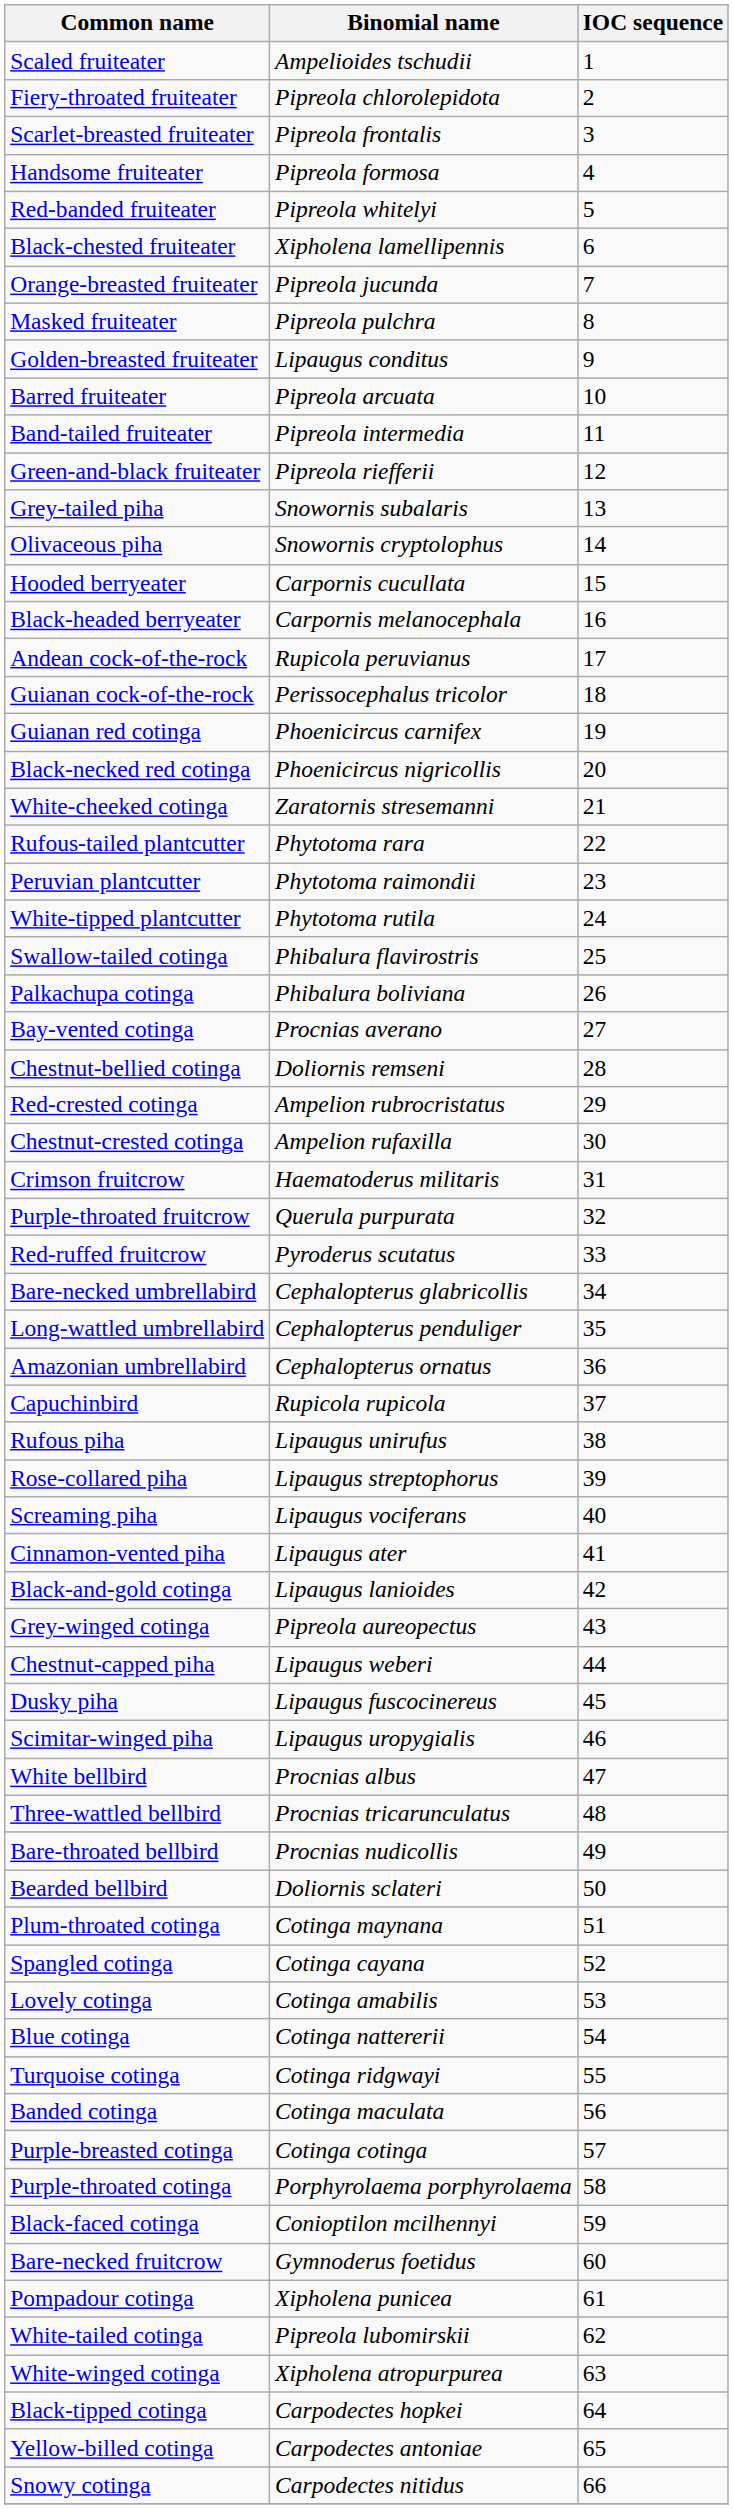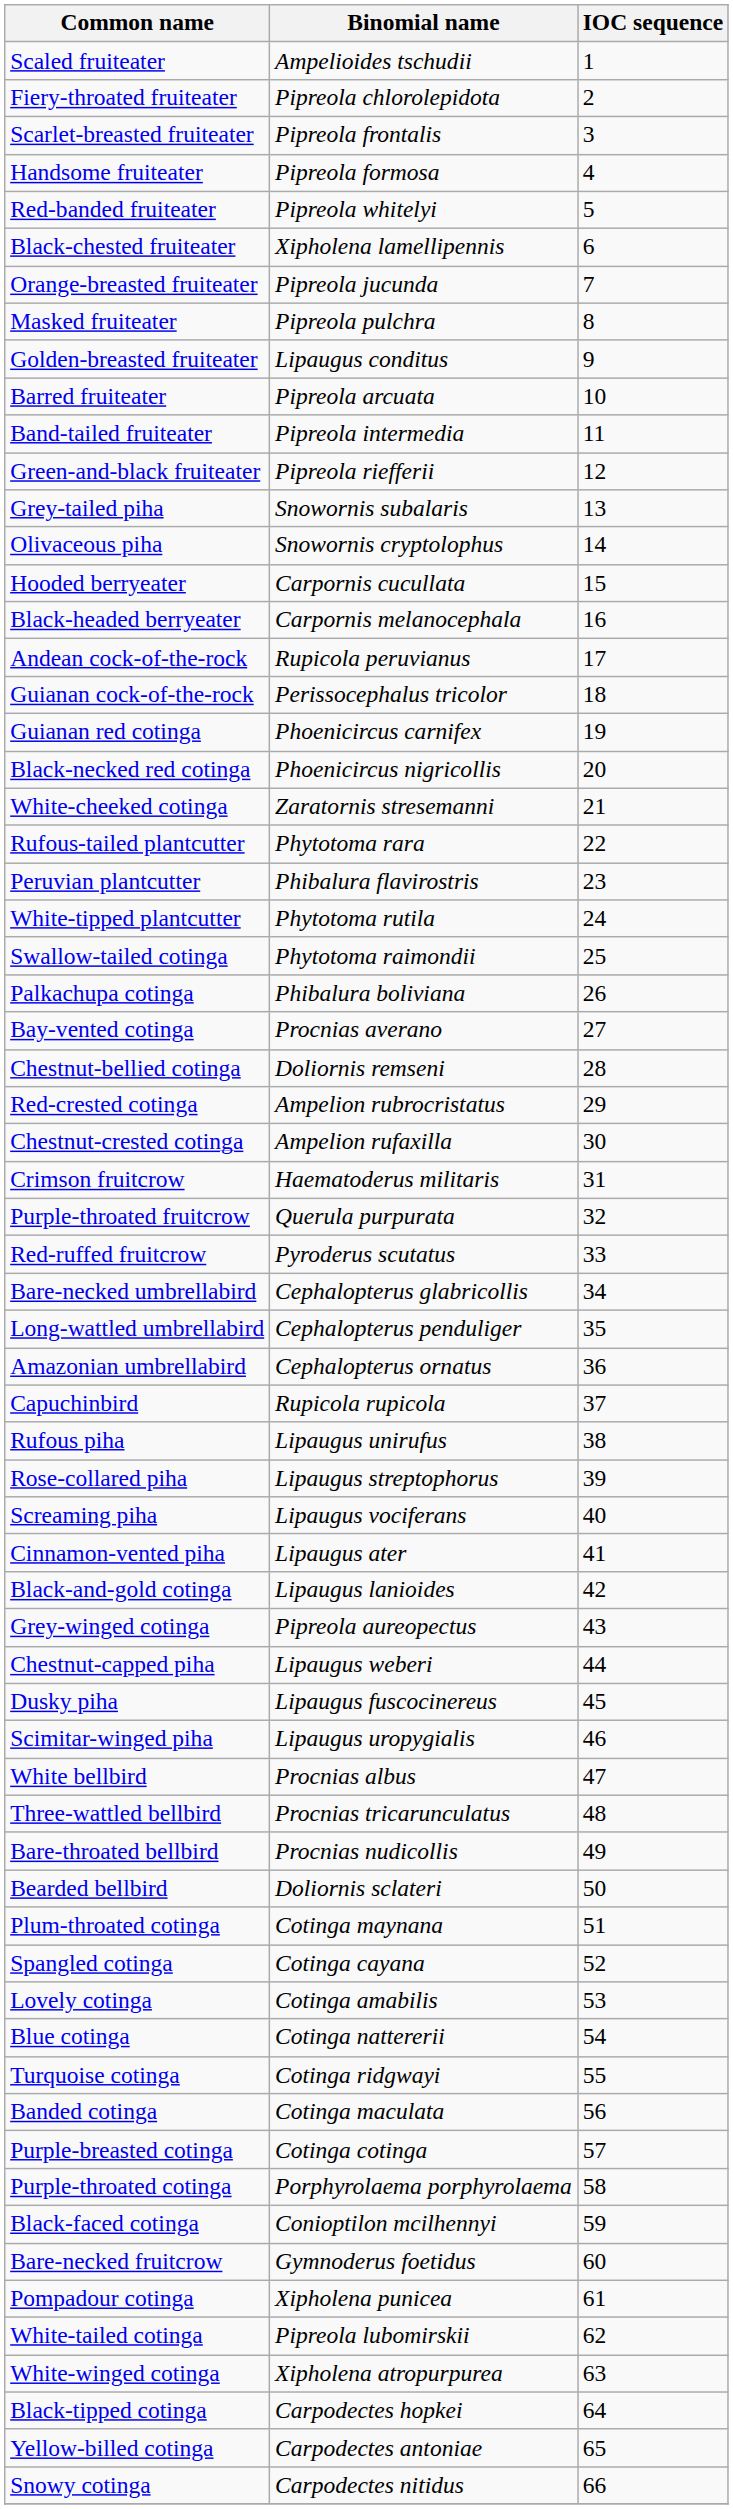(375, 881) Phytotoma raimondii -> (377, 881) Phibalura flavirostris
(377, 955) Phibalura flavirostris -> (375, 955) Phytotoma raimondii
